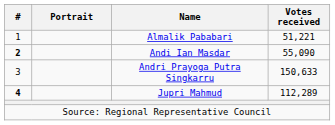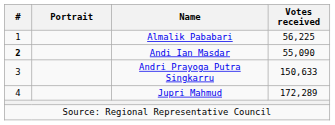(299, 37) 51,221 -> (299, 37) 56,225
(18, 93) bold -> (18, 93) normal
(299, 93) 112,289 -> (299, 93) 172,289
